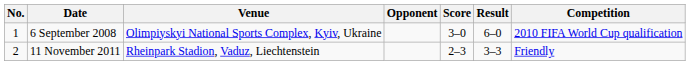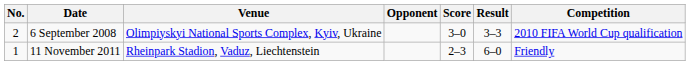(16, 32) 1 -> (16, 32) 2
(493, 32) 6–0 -> (493, 32) 3–3
(16, 51) 2 -> (16, 51) 1
(493, 51) 3–3 -> (493, 51) 6–0
